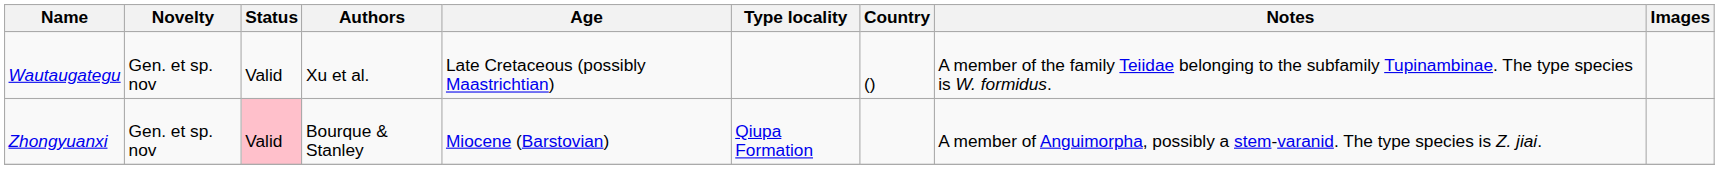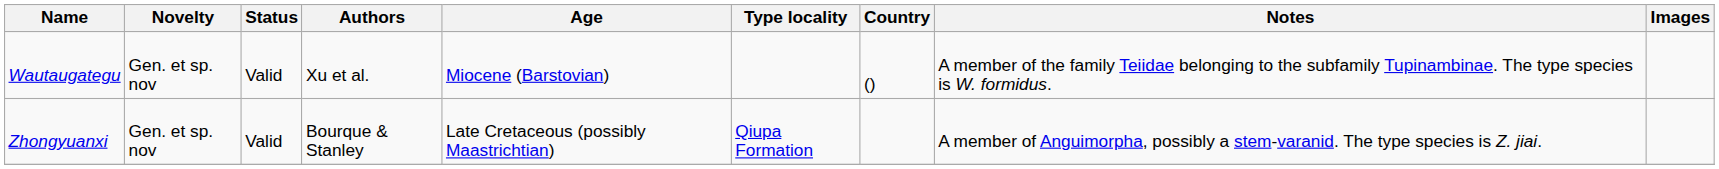(546, 74) Late Cretaceous (possibly Maastrichtian) -> (528, 74) Miocene (Barstovian)
(264, 141) pink background -> (264, 141) no background
(528, 141) Miocene (Barstovian) -> (546, 141) Late Cretaceous (possibly Maastrichtian)
